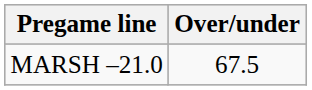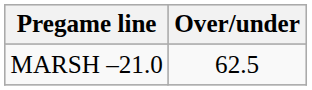(237, 64) 67.5 -> (237, 64) 62.5
